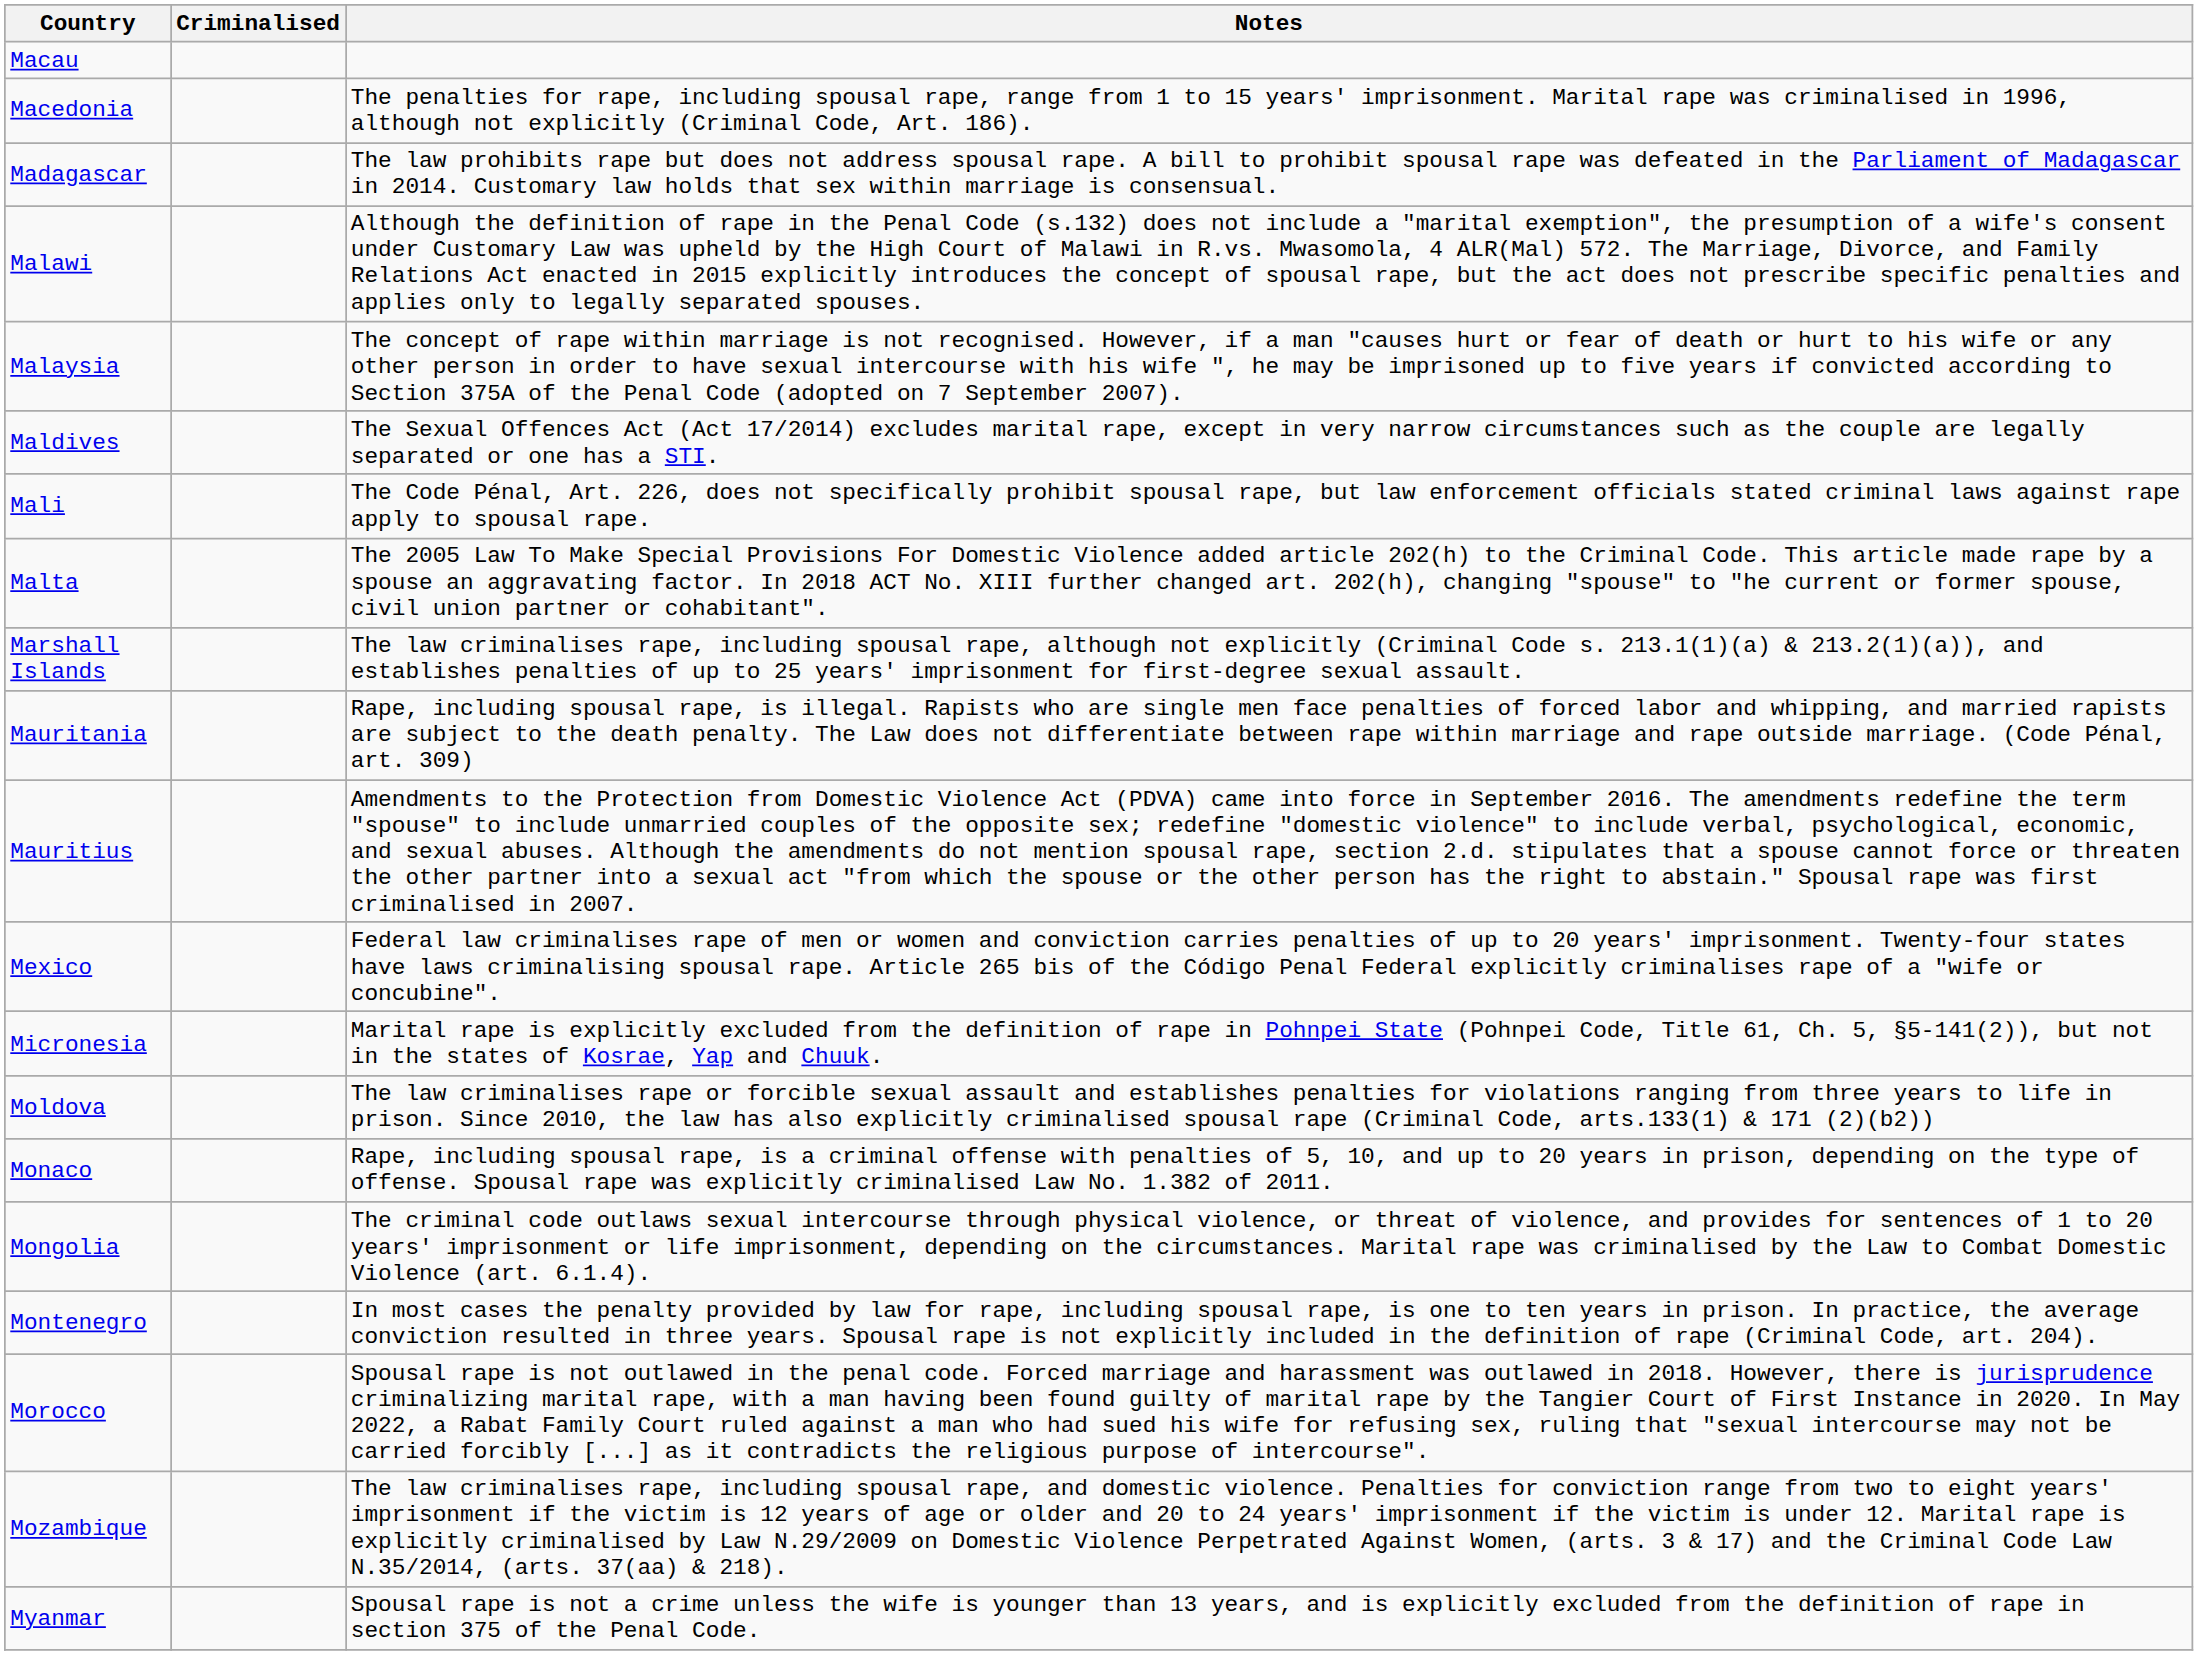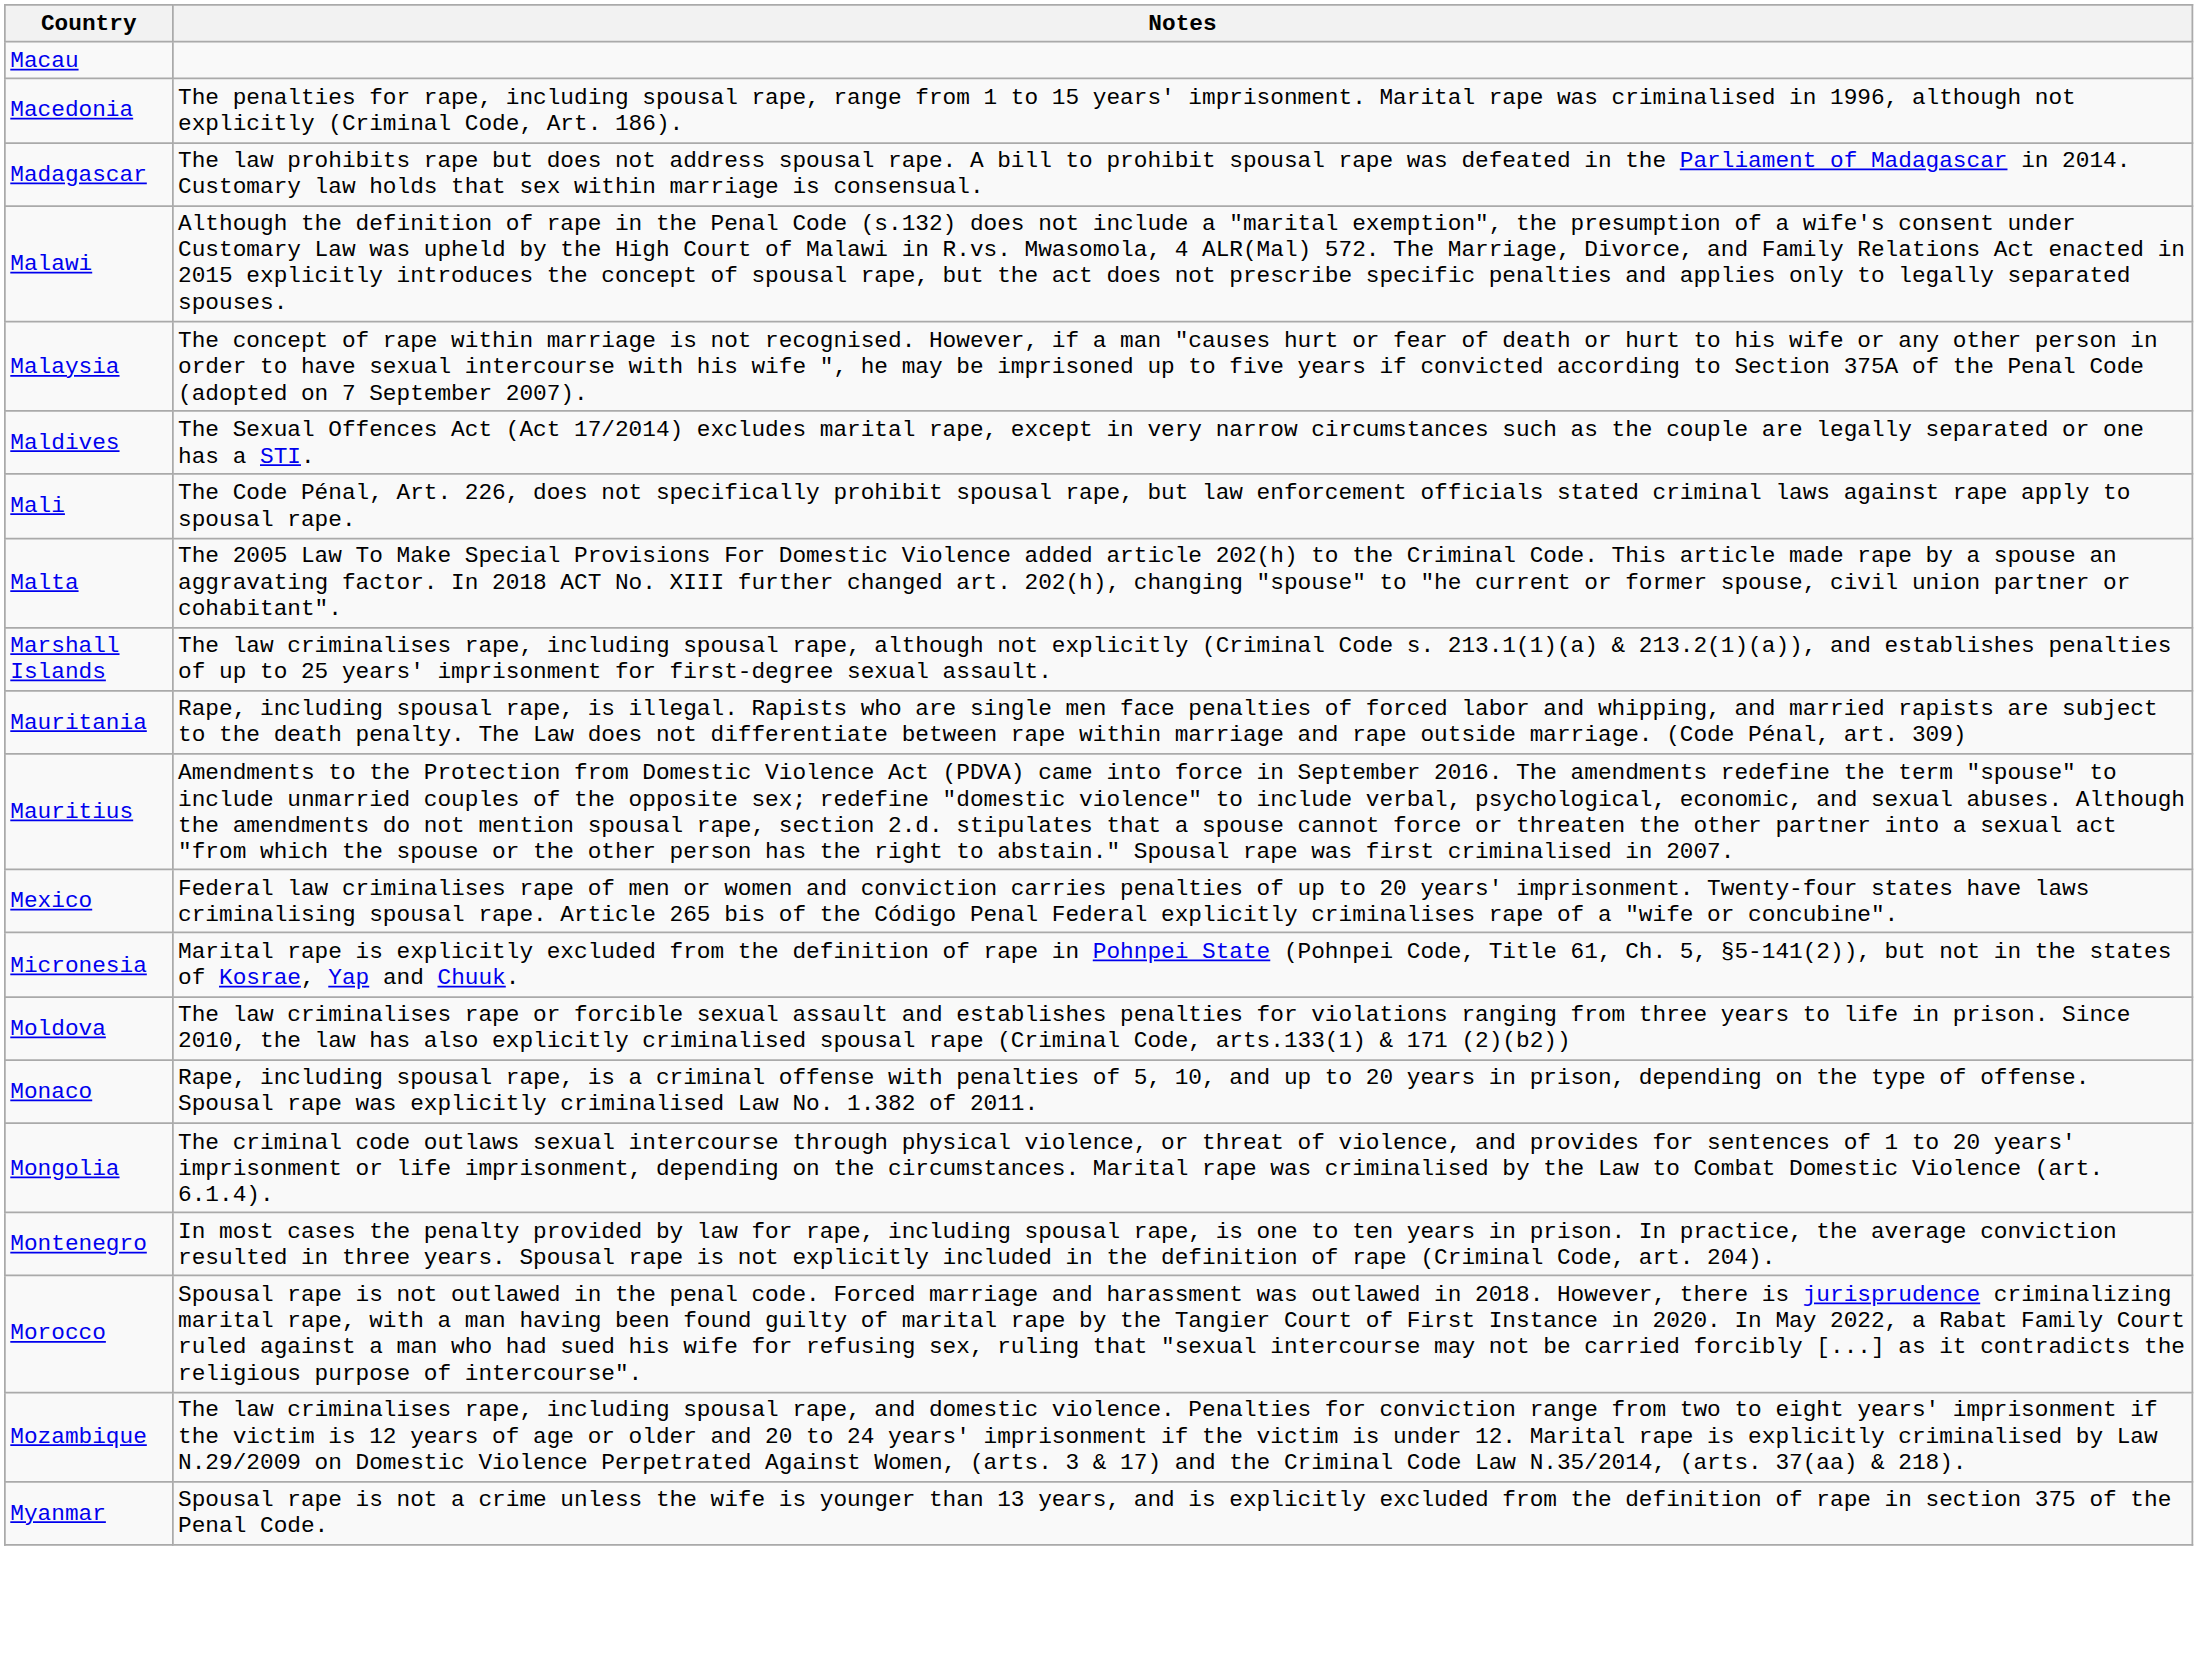- column: (258, 23)
